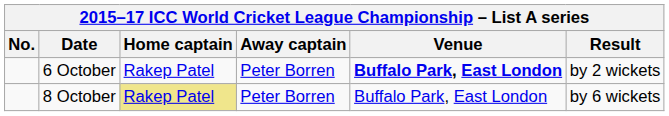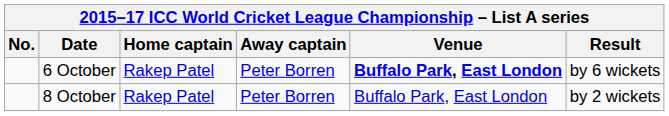(615, 70) by 2 wickets -> (615, 70) by 6 wickets
(169, 96) khaki background -> (169, 96) no background
(615, 96) by 6 wickets -> (615, 96) by 2 wickets
